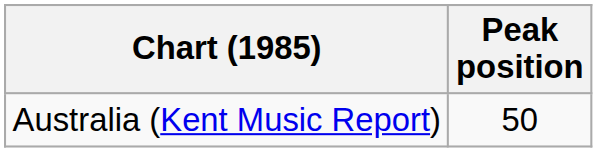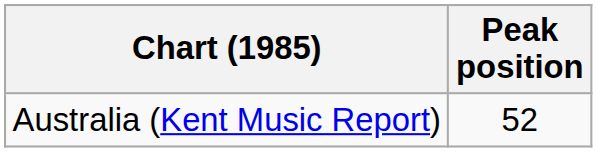(520, 119) 50 -> (520, 119) 52
